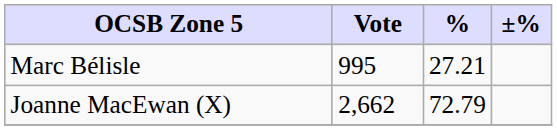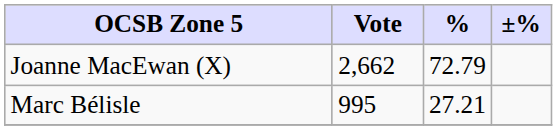rows swapped: (121, 104) <-> (76, 64)
